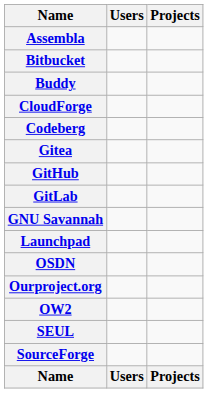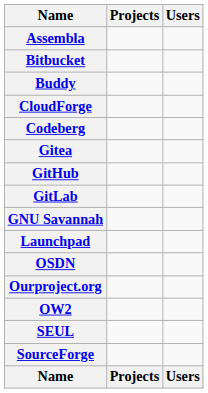columns swapped: (127, 15) <-> (175, 15)
